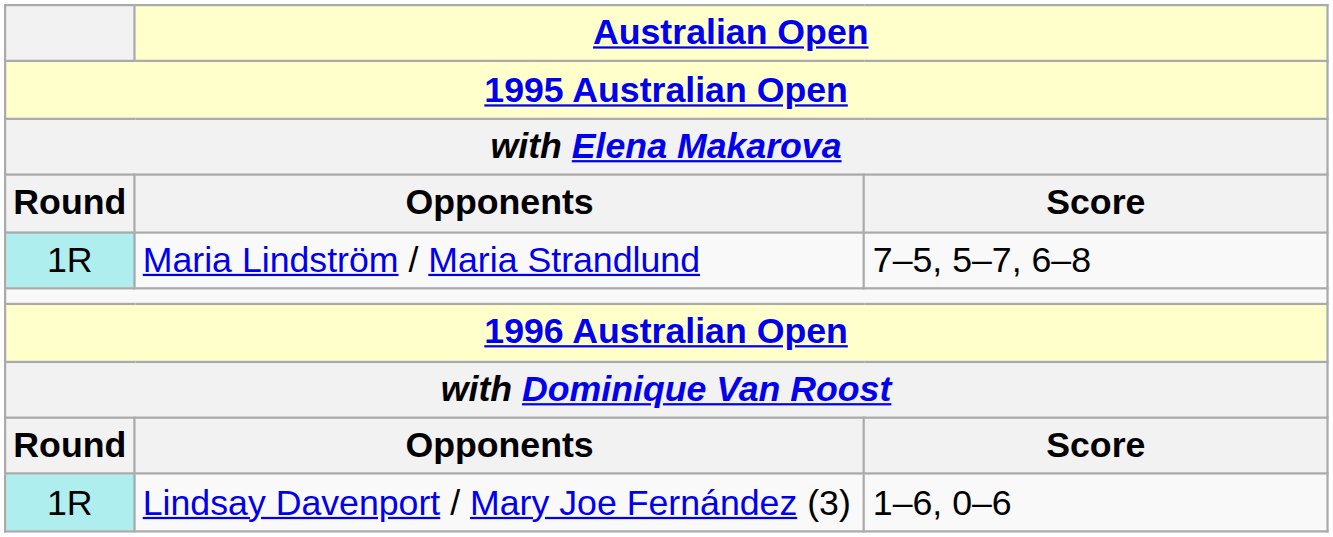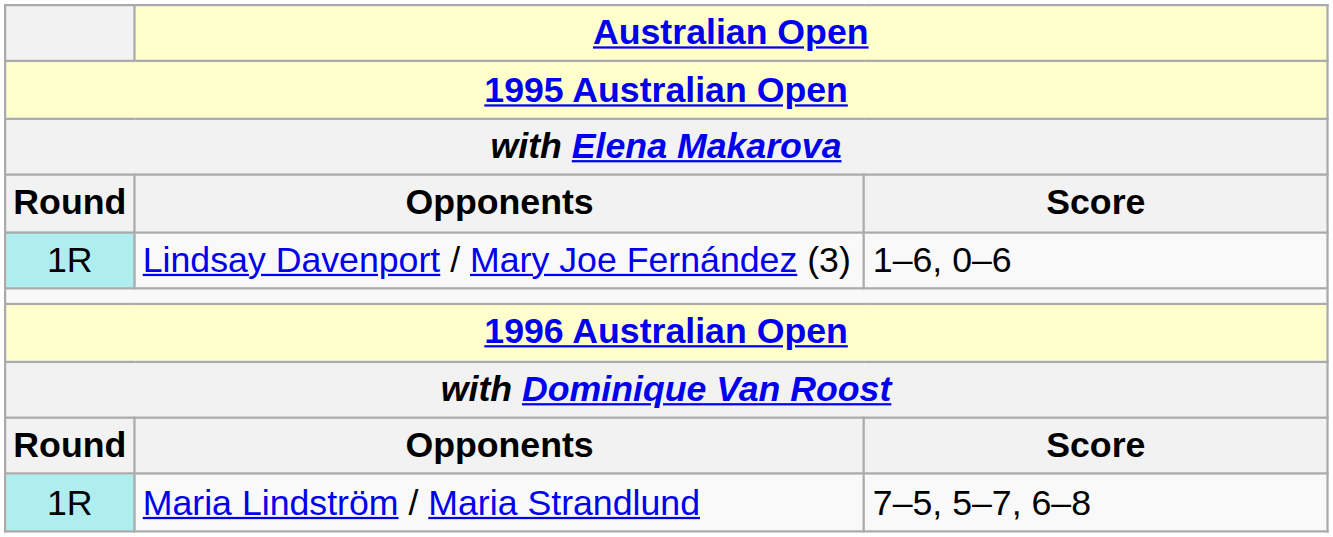rows swapped: (421, 259) <-> (497, 501)
